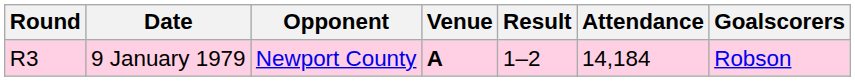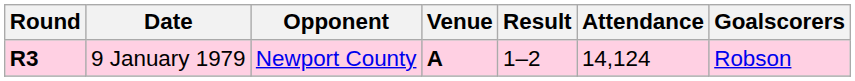(24, 57) normal -> (24, 57) bold
(616, 57) 14,184 -> (616, 57) 14,124
